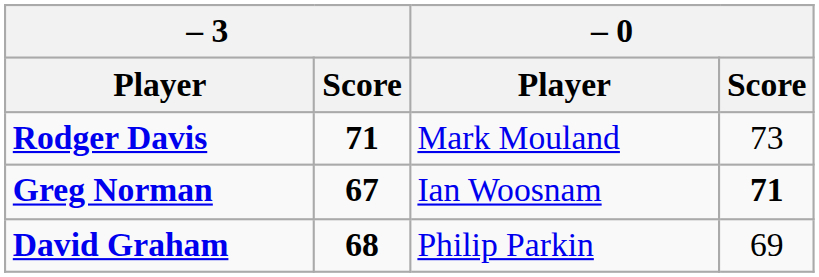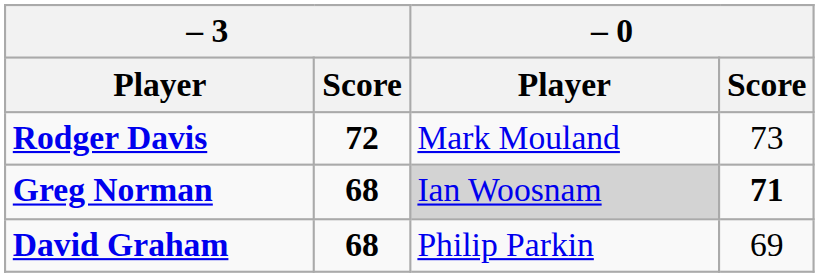(362, 137) 71 -> (362, 137) 72
(362, 191) 67 -> (362, 191) 68
(510, 191) no background -> (510, 191) lightgrey background
